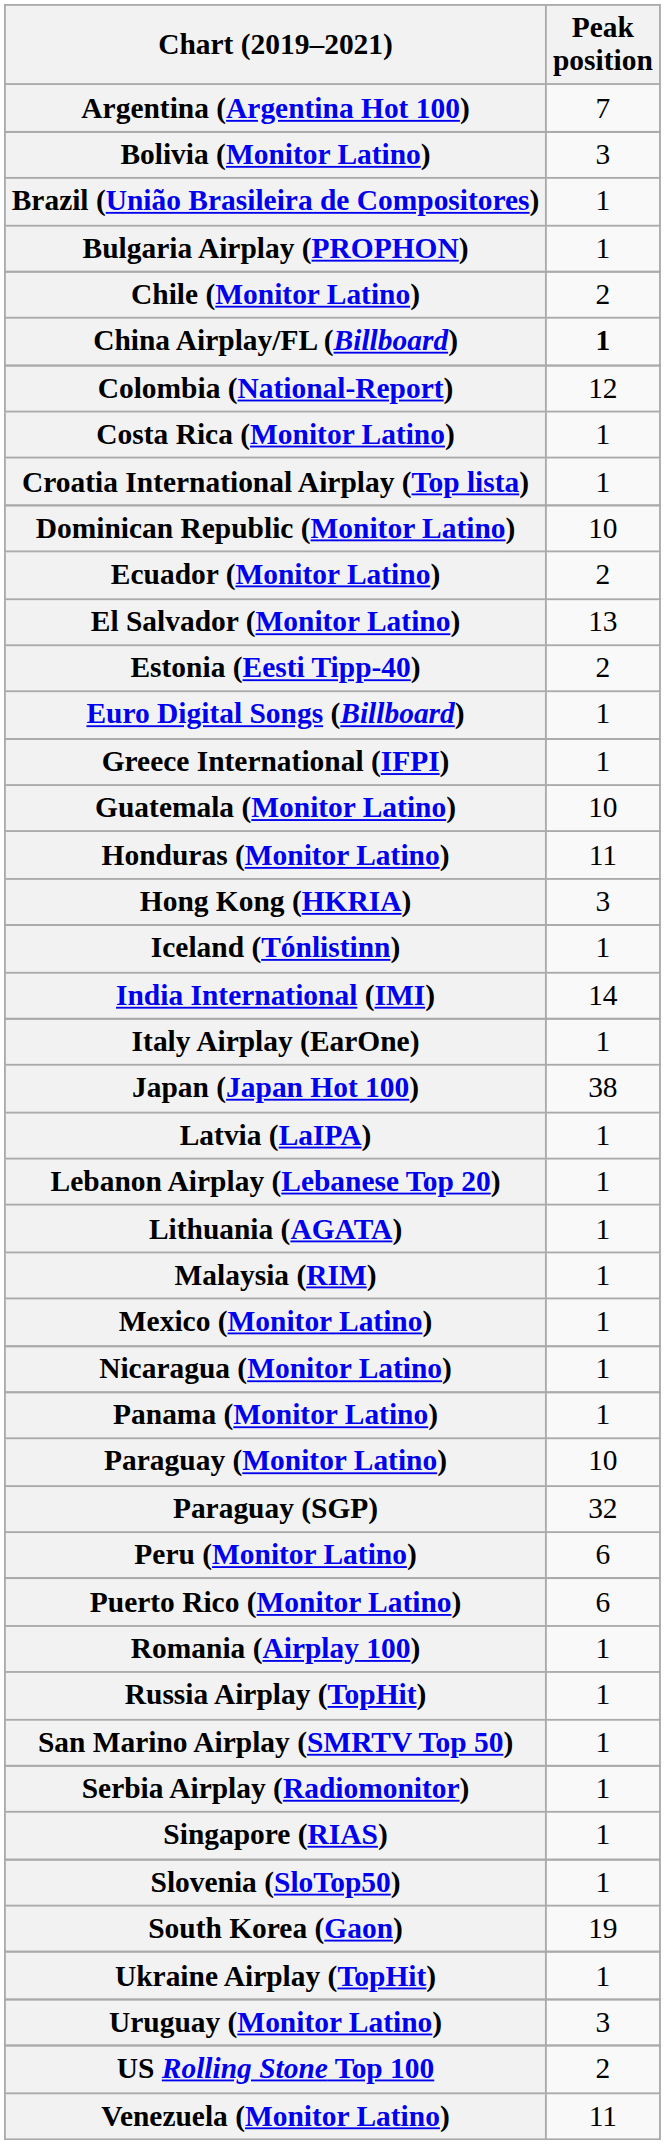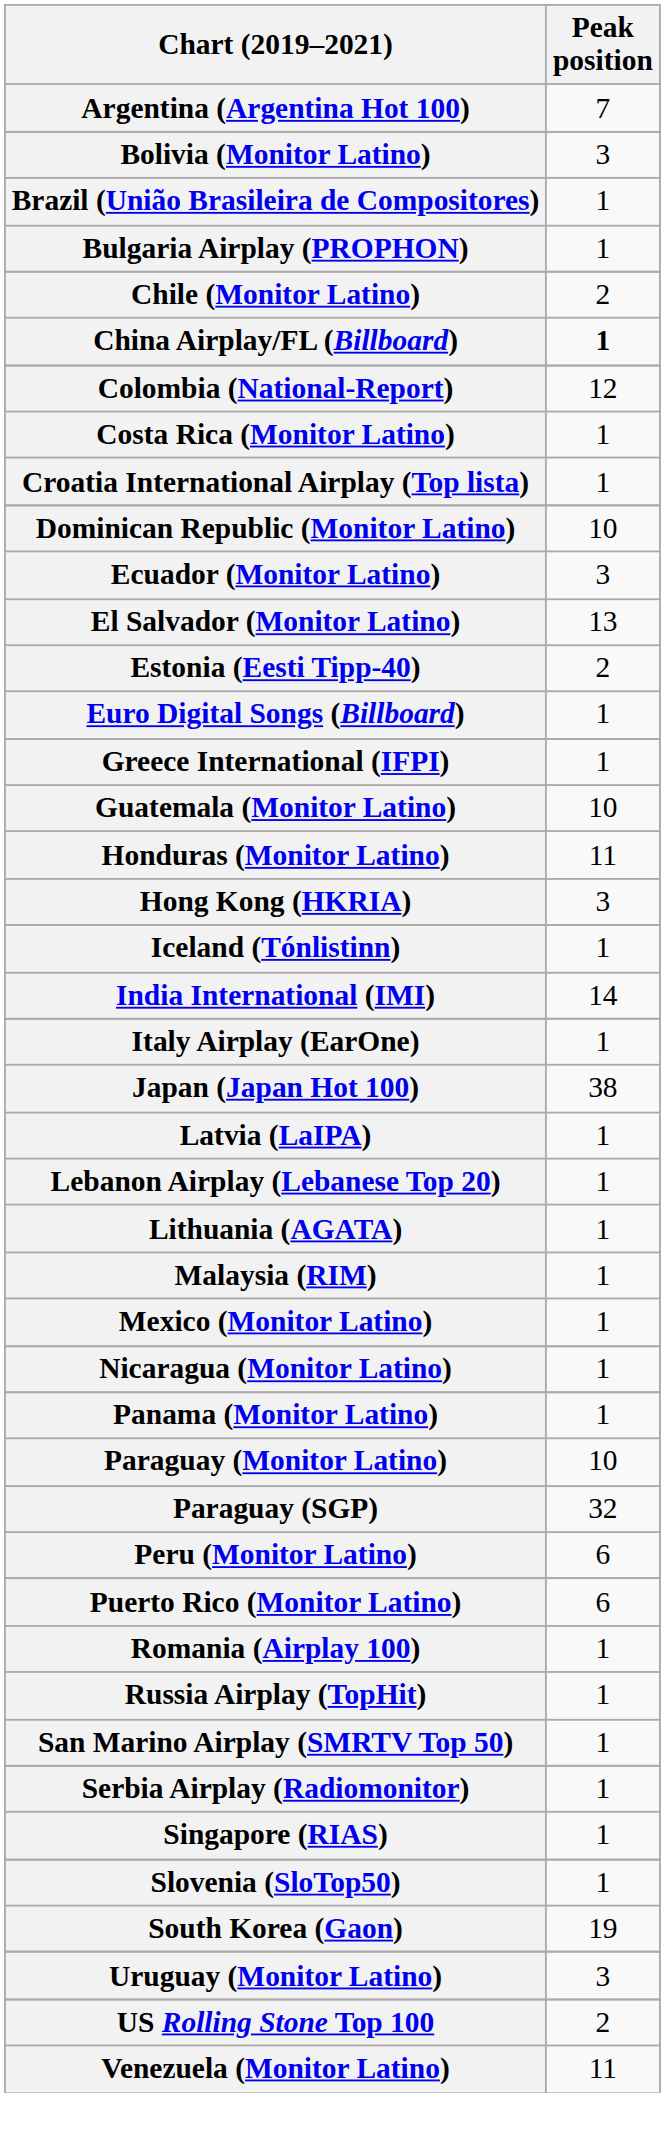(603, 574) 2 -> (603, 574) 3
- row: (276, 1975)
